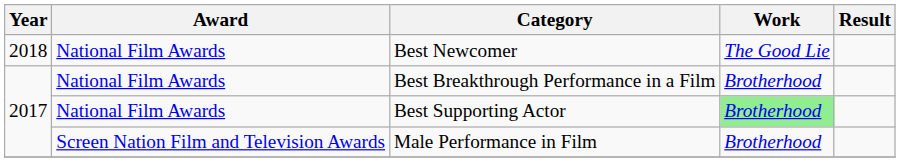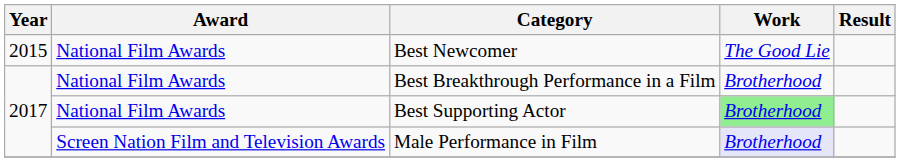(28, 50) 2018 -> (28, 50) 2015
(773, 141) no background -> (773, 141) lavender background
